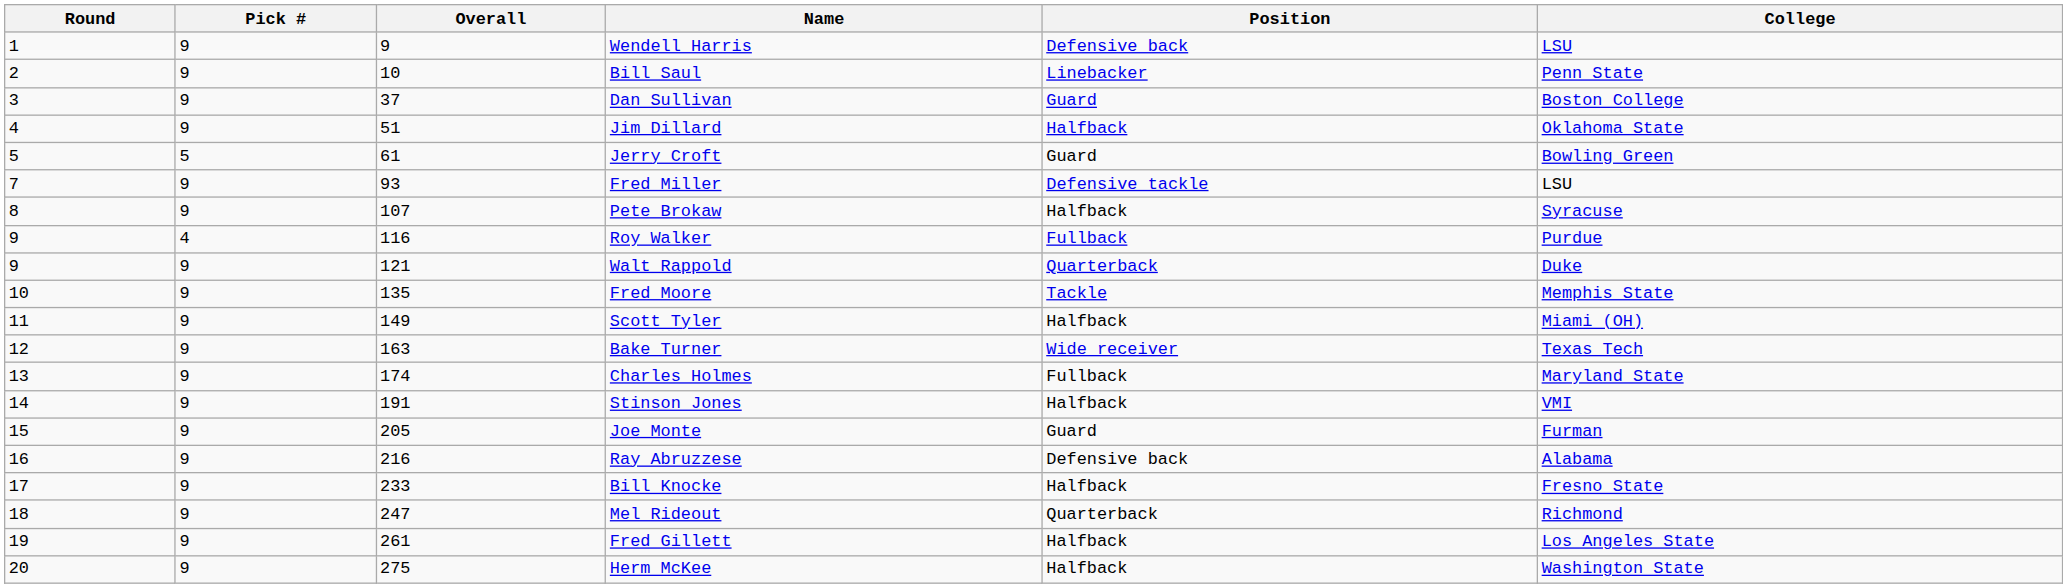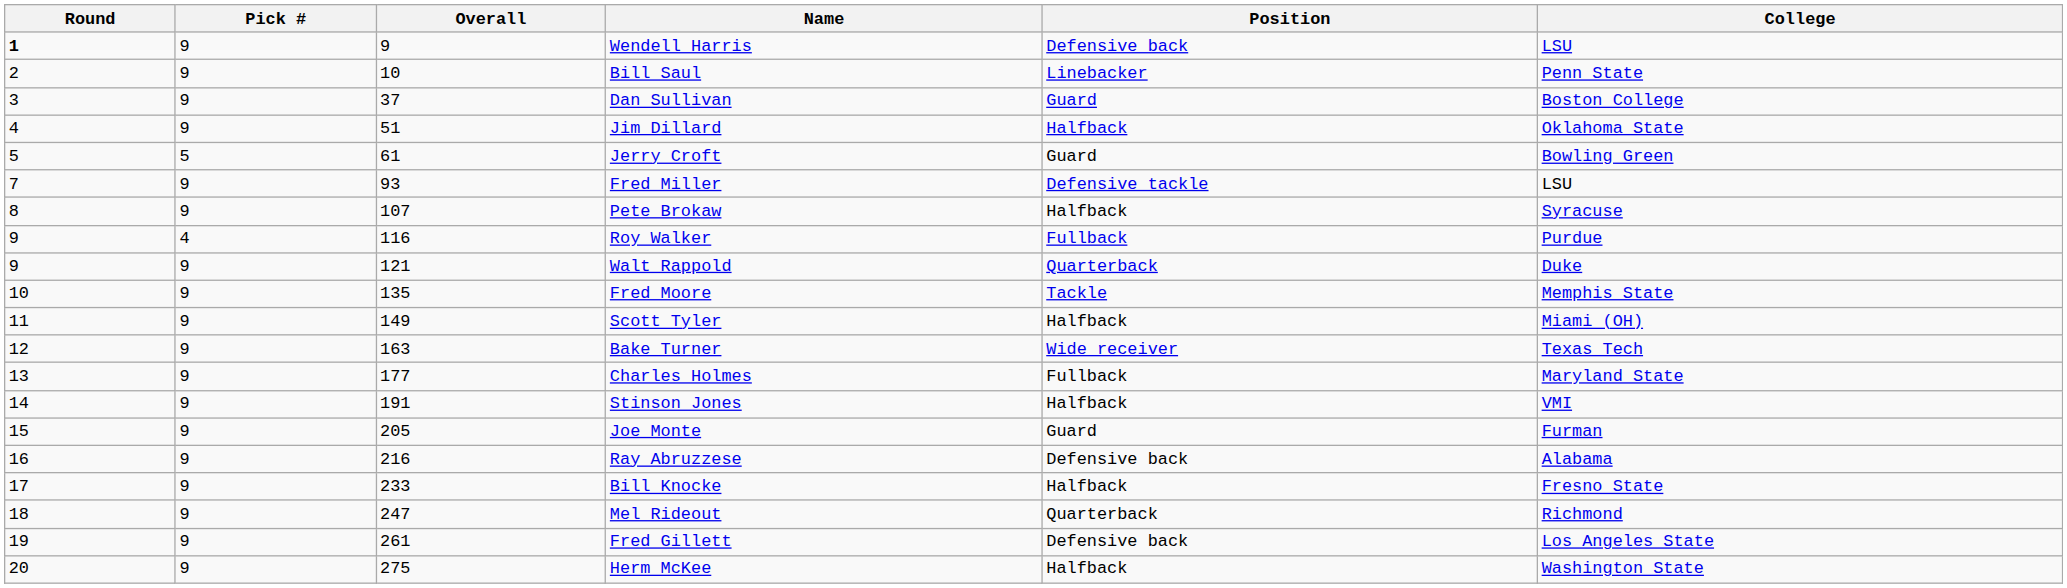(14, 46) normal -> (14, 46) bold
(395, 376) 174 -> (395, 376) 177
(1087, 542) Halfback -> (1117, 542) Defensive back
